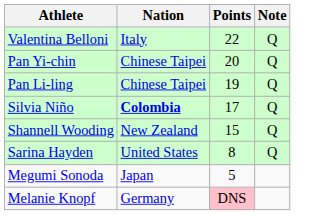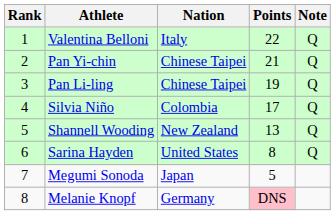+ column: (25, 15)
(232, 61) 20 -> (272, 61) 21
(151, 107) bold -> (189, 107) normal
(232, 130) 15 -> (272, 130) 13
